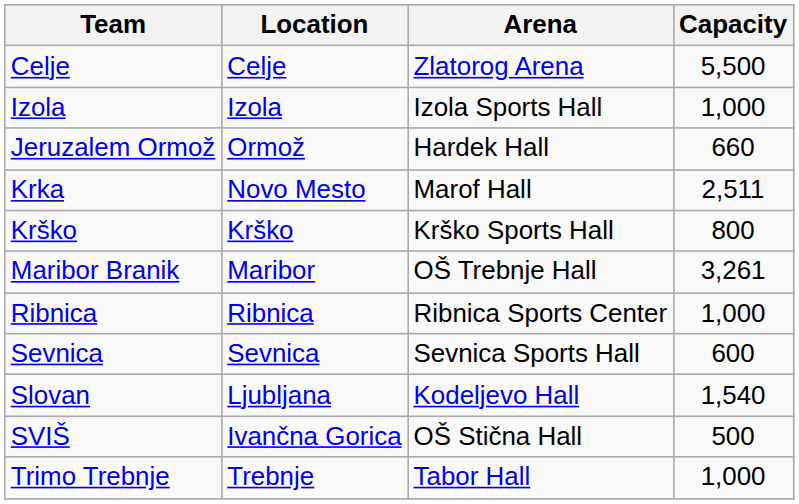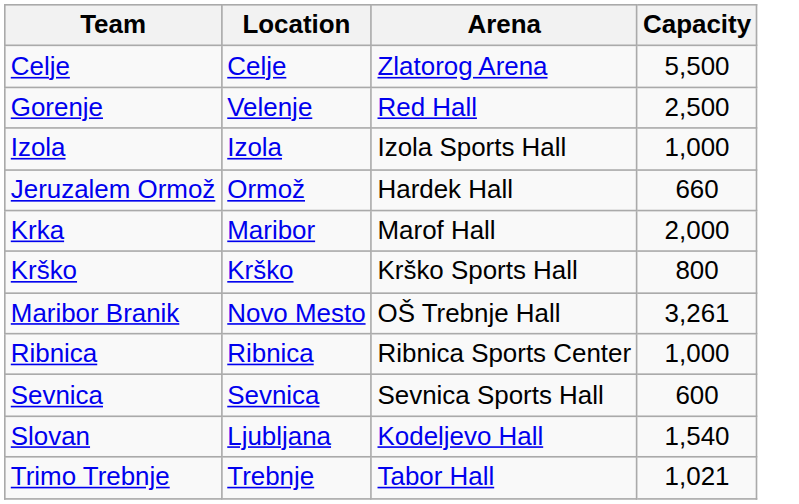+ row: (57, 107)
(296, 189) Novo Mesto -> (271, 230) Maribor
(733, 189) 2,511 -> (697, 230) 2,000
(271, 271) Maribor -> (296, 312) Novo Mesto
- row: (40, 436)
(733, 477) 1,000 -> (697, 477) 1,021
